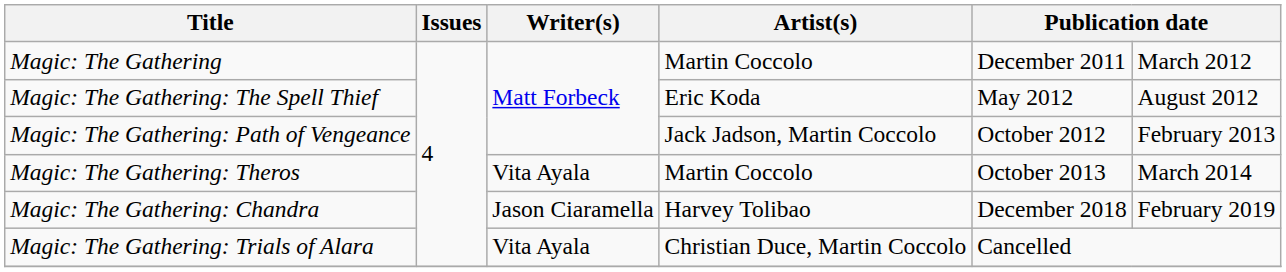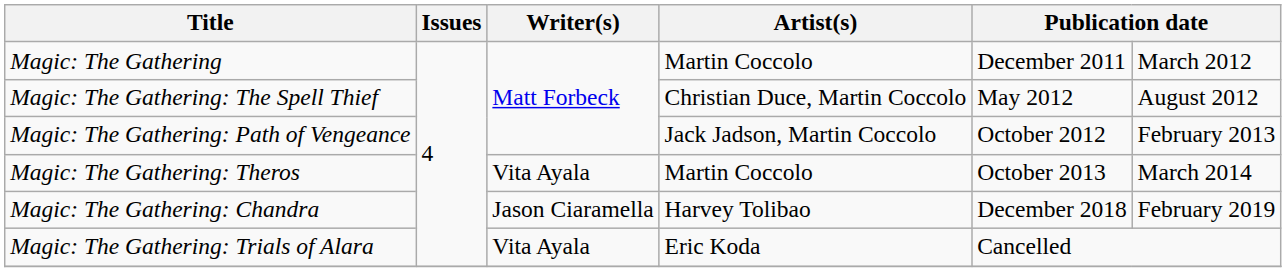(713, 97) Eric Koda -> (815, 97) Christian Duce, Martin Coccolo
(815, 246) Christian Duce, Martin Coccolo -> (713, 246) Eric Koda
